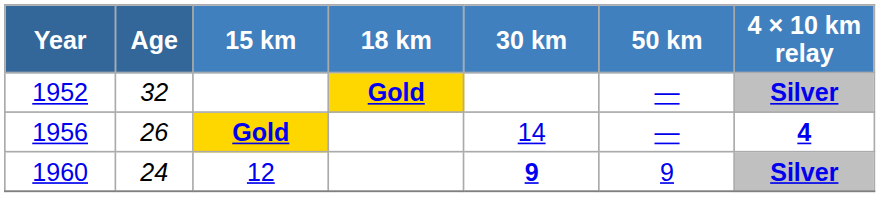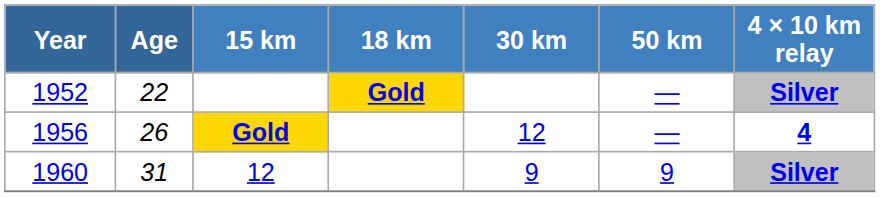(154, 93) 32 -> (154, 93) 22
(532, 132) 14 -> (532, 132) 12
(154, 172) 24 -> (154, 172) 31
(532, 172) bold -> (532, 172) normal
